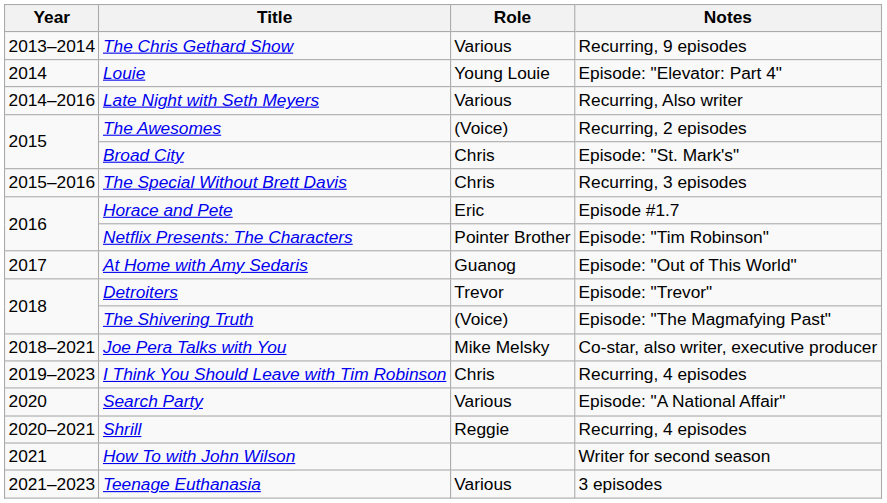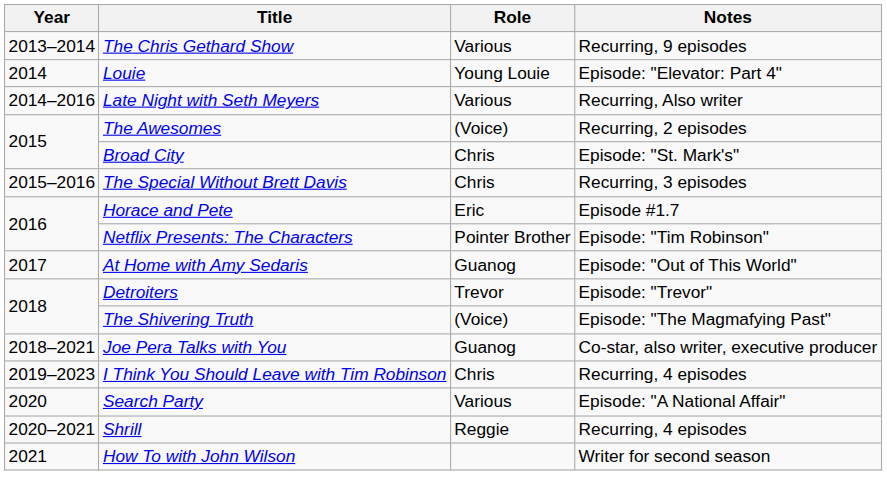(502, 347) Mike Melsky -> (485, 347) Guanog
- row: (182, 484)
